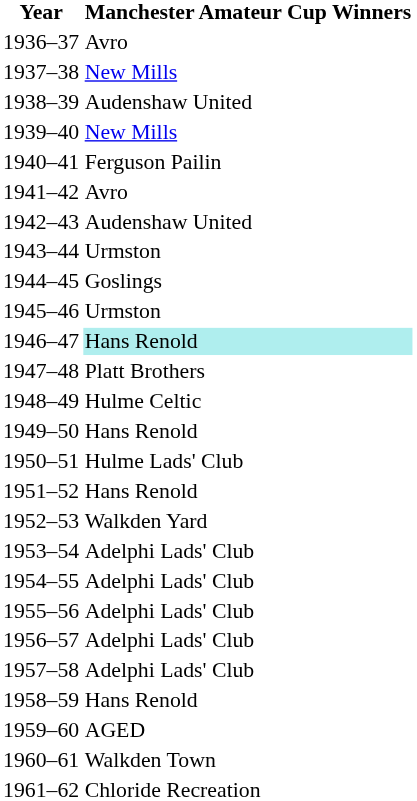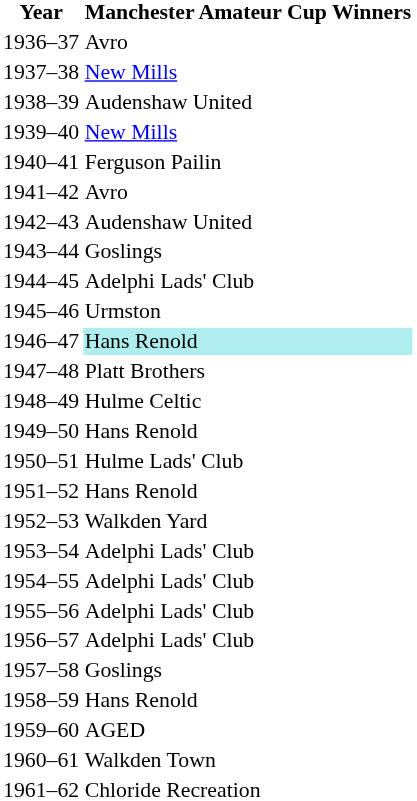(123, 251) Urmston -> (123, 251) Goslings
(123, 281) Goslings -> (169, 281) Adelphi Lads' Club
(169, 670) Adelphi Lads' Club -> (123, 670) Goslings
